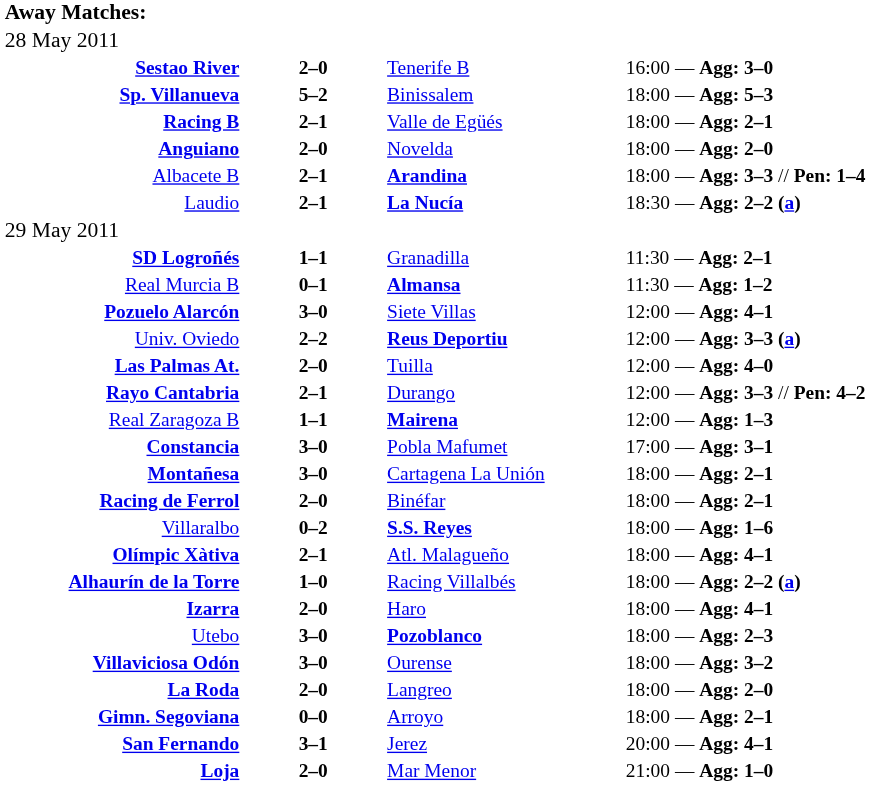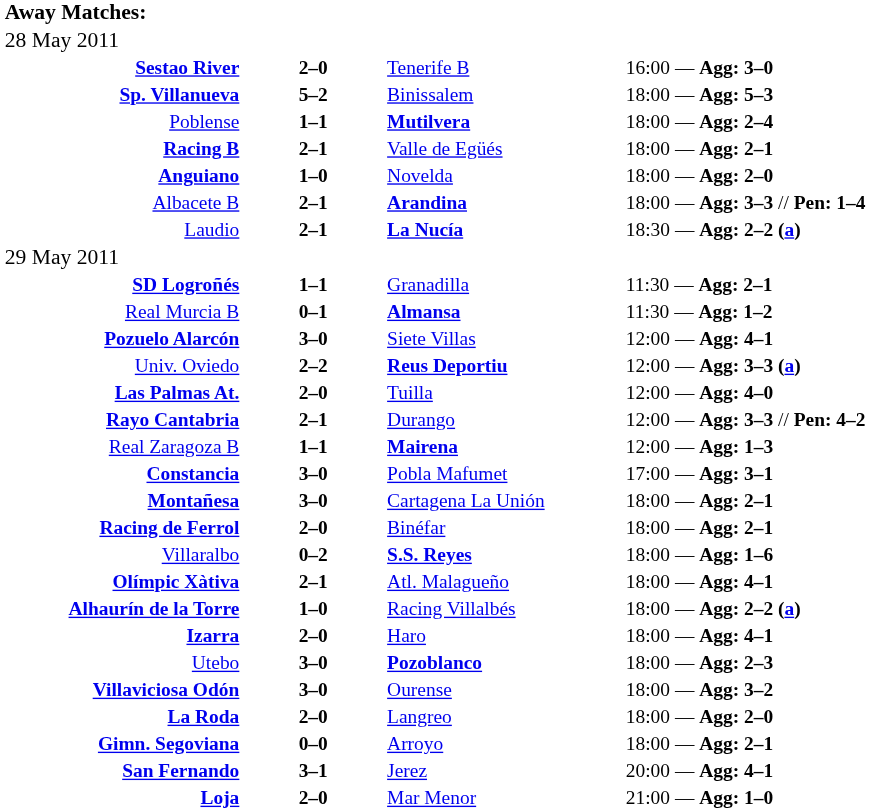+ row: (204, 121)
(313, 148) 2–0 -> (313, 175) 1–0
